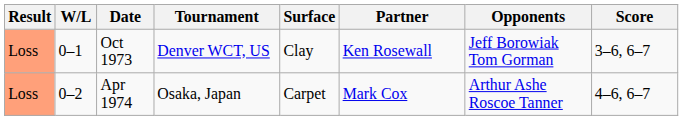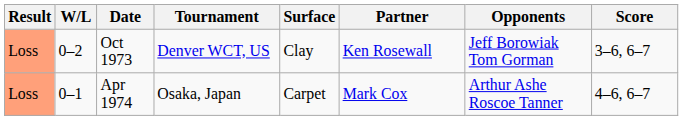(70, 51) 0–1 -> (70, 51) 0–2
(70, 94) 0–2 -> (70, 94) 0–1
